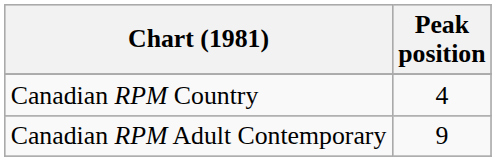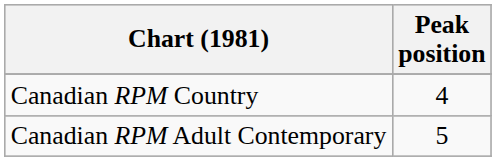(442, 135) 9 -> (442, 135) 5
